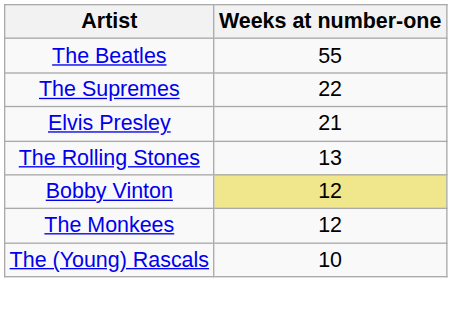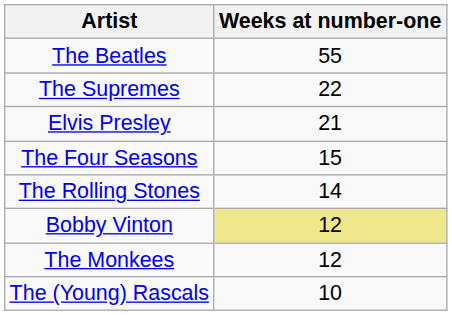+ row: (109, 157)
(330, 157) 13 -> (330, 191) 14
